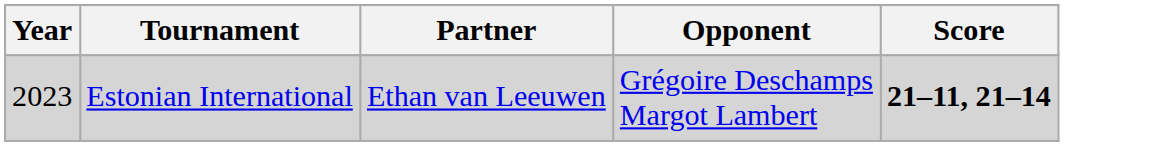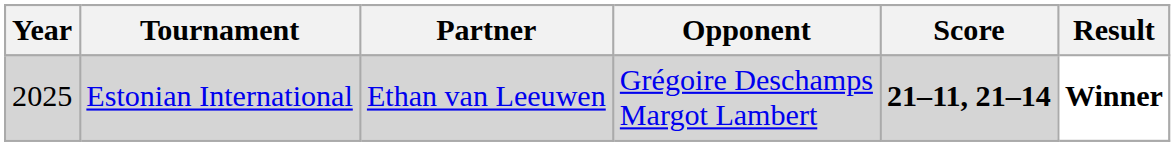+ column: (1114, 29)
(42, 97) 2023 -> (42, 97) 2025
